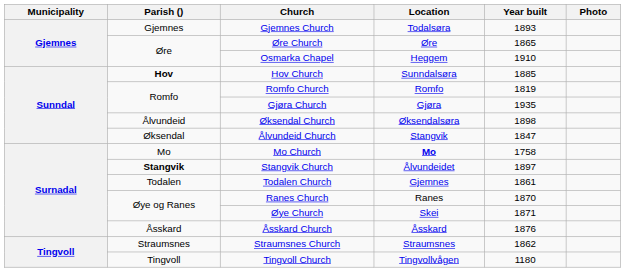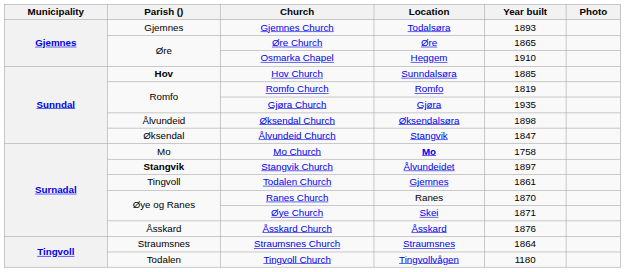(164, 182) Todalen -> (164, 182) Tingvoll
(525, 244) 1862 -> (525, 244) 1864
(164, 259) Tingvoll -> (164, 259) Todalen
